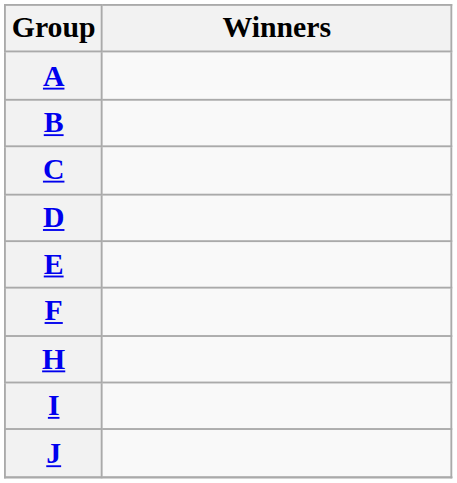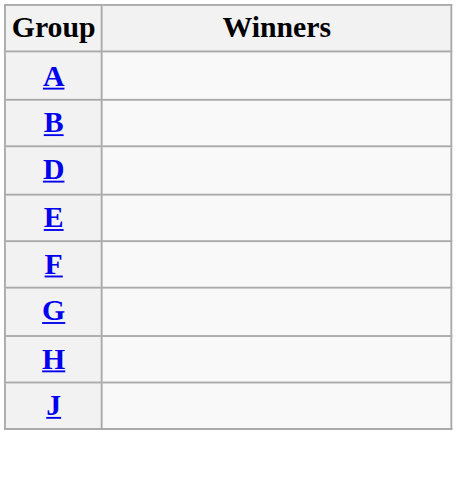- row: (54, 169)
+ row: (54, 311)
- row: (54, 405)
